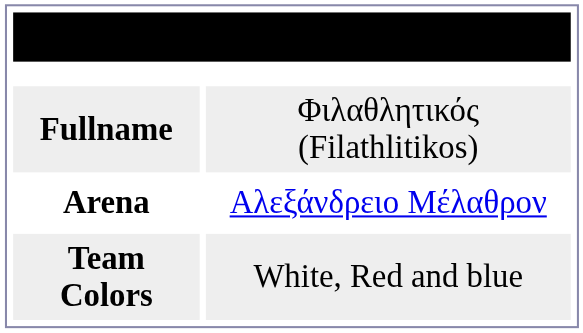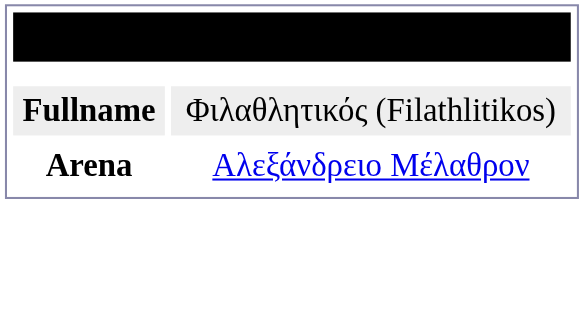- row: (106, 276)
